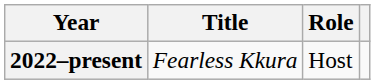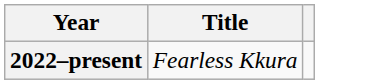- column: (331, 23)
